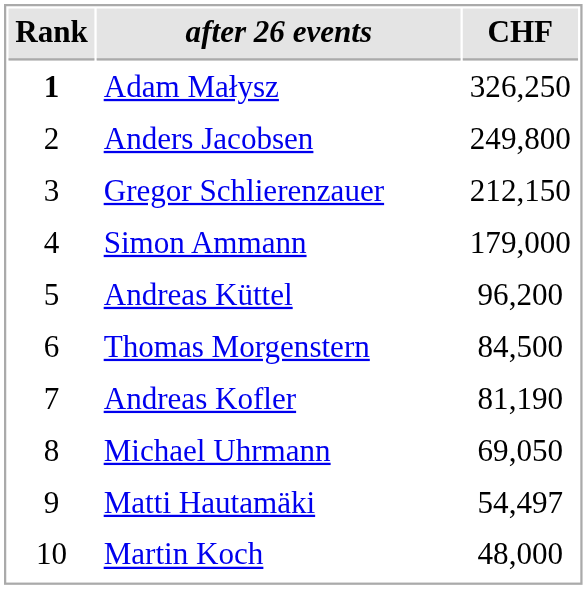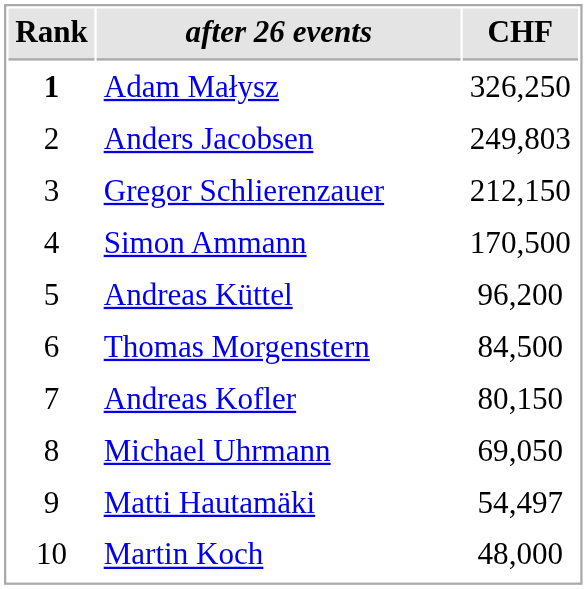(520, 138) 249,800 -> (520, 138) 249,803
(520, 242) 179,000 -> (520, 242) 170,500
(520, 398) 81,190 -> (520, 398) 80,150
